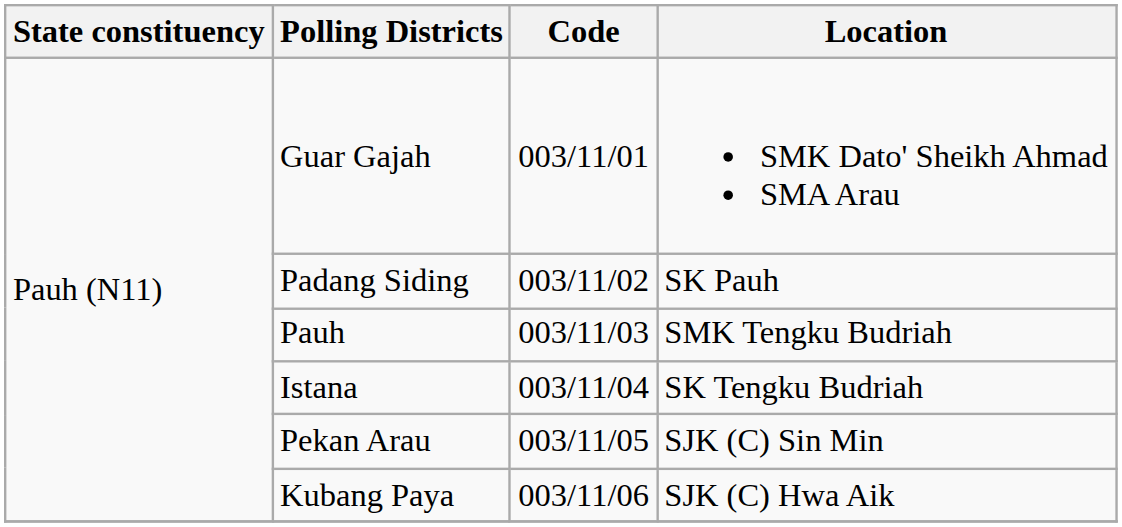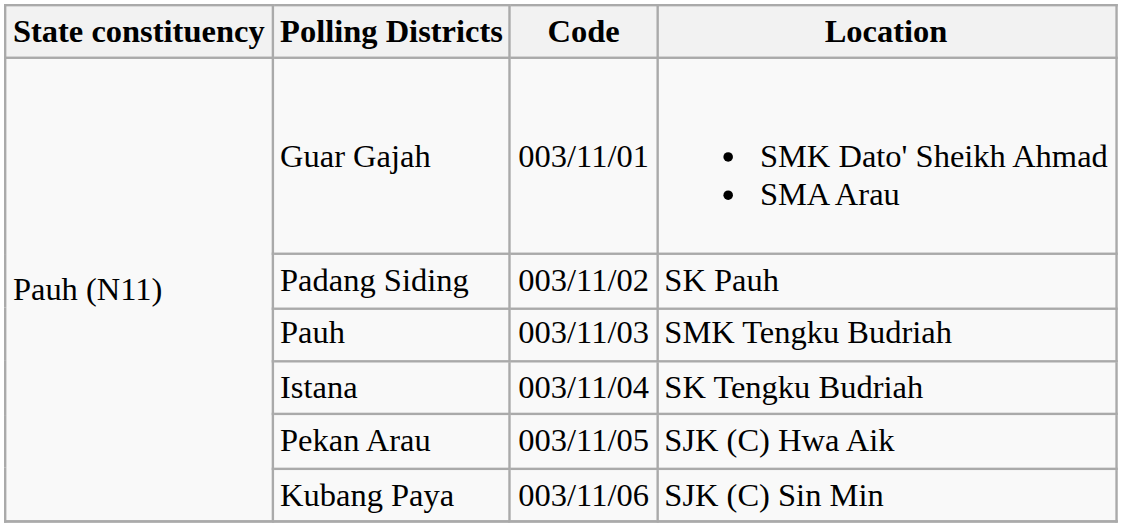(774, 440) SJK (C) Sin Min -> (779, 440) SJK (C) Hwa Aik
(779, 494) SJK (C) Hwa Aik -> (774, 494) SJK (C) Sin Min
